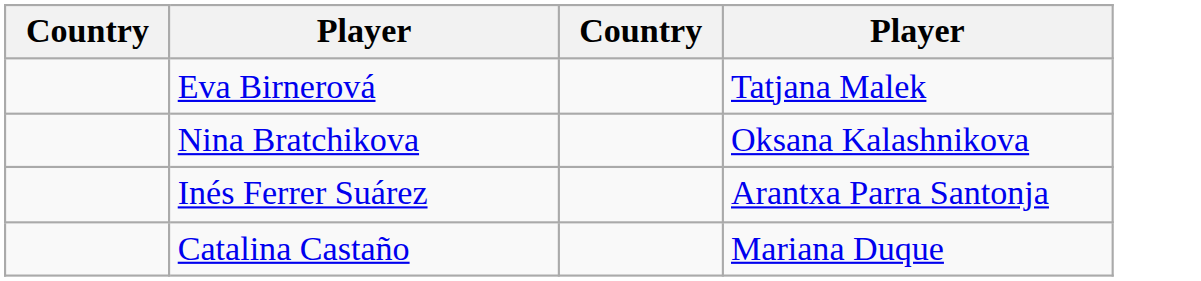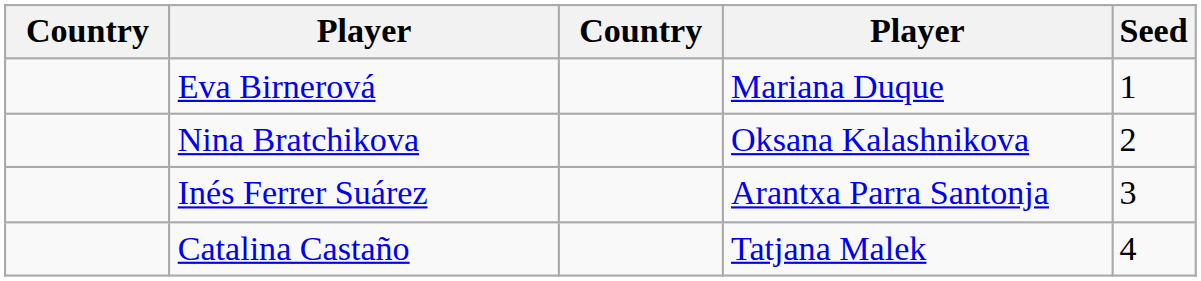+ column: (1154, 31)
(829, 85) Tatjana Malek -> (837, 85) Mariana Duque
(837, 247) Mariana Duque -> (829, 247) Tatjana Malek
